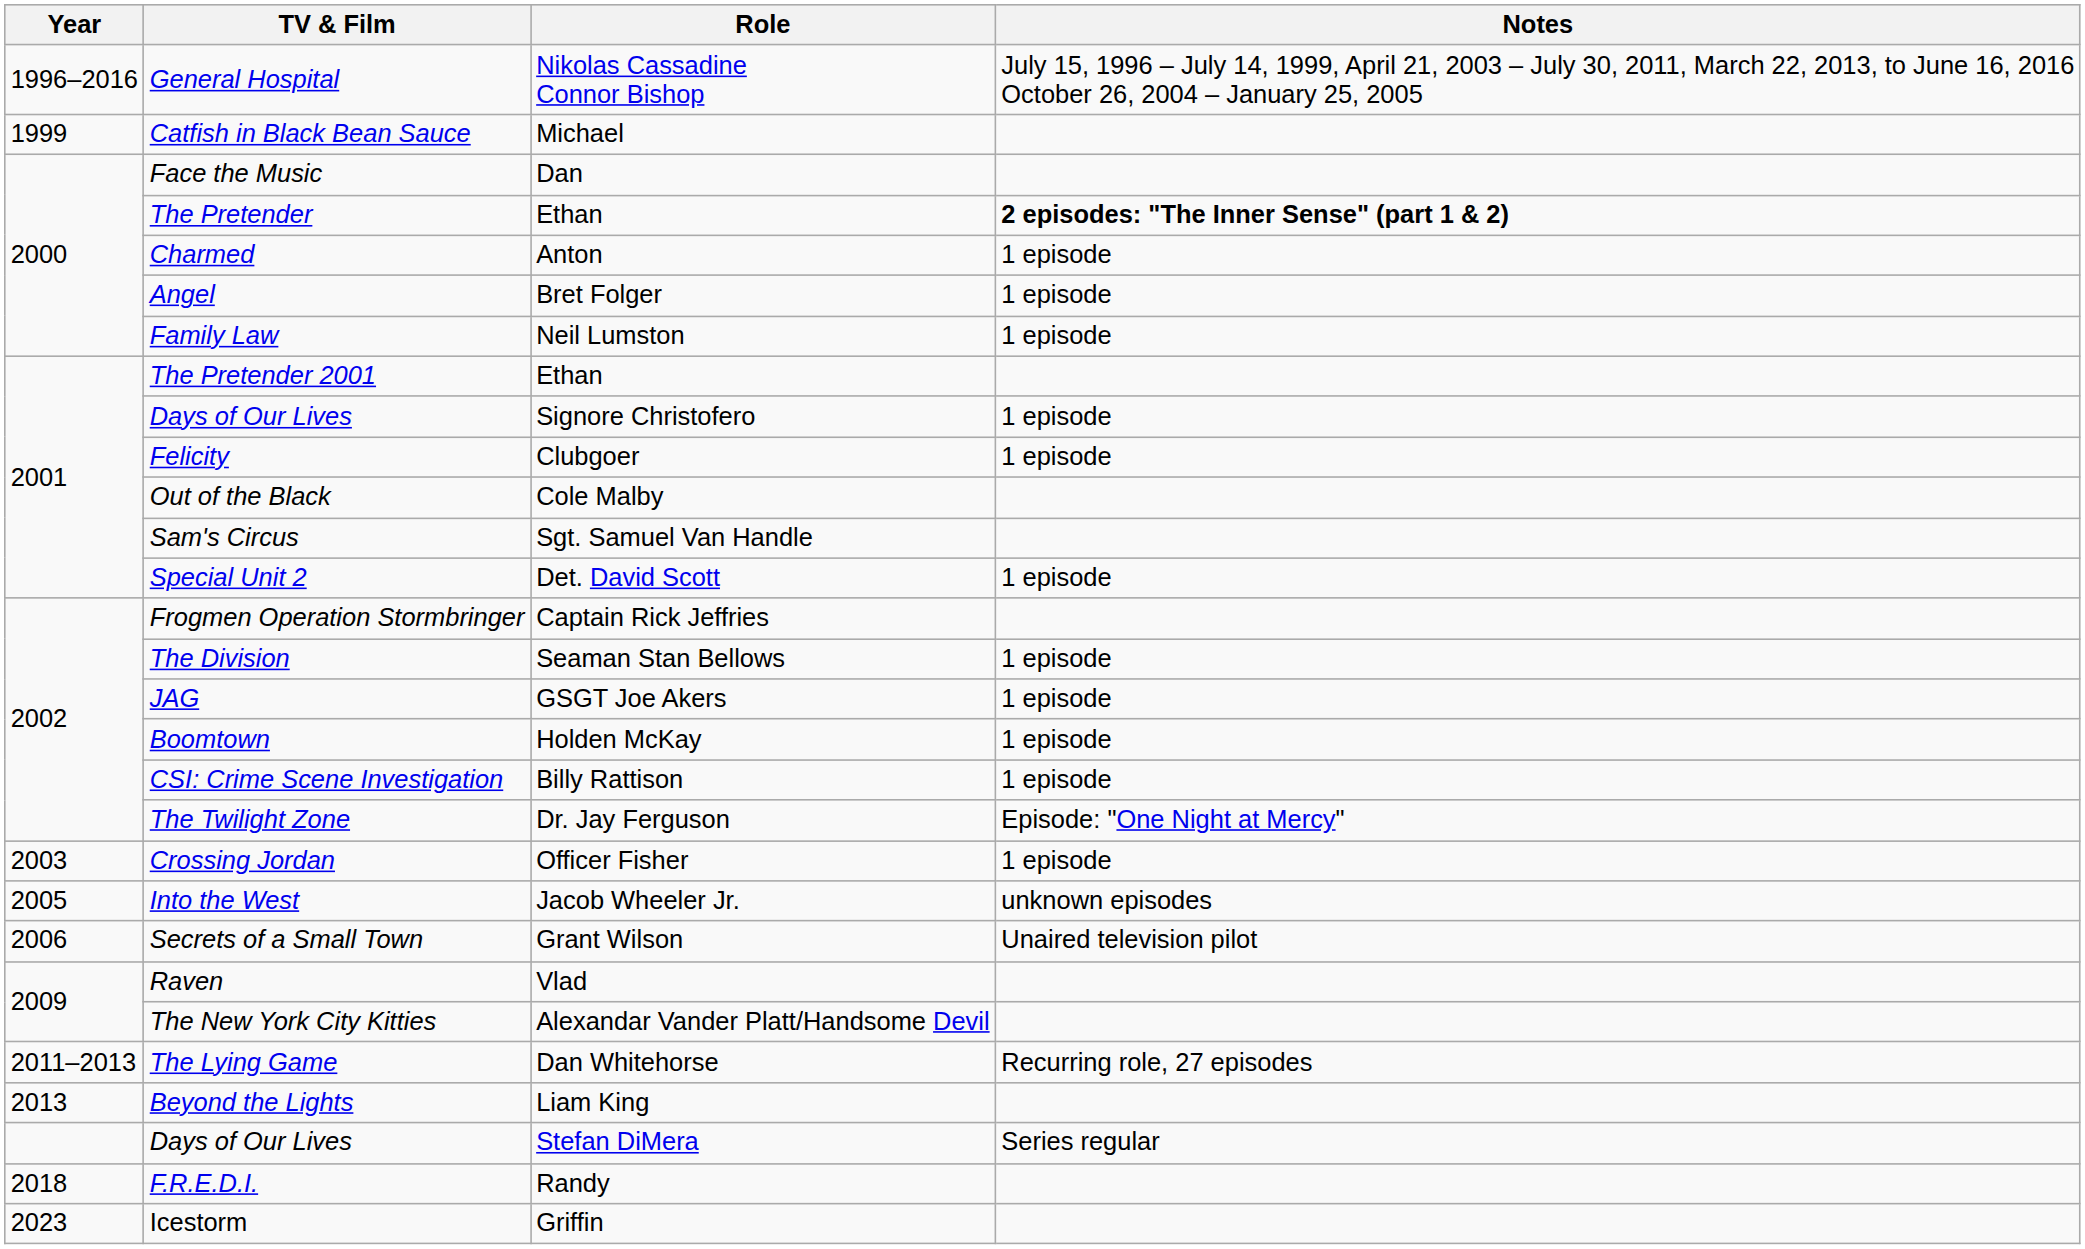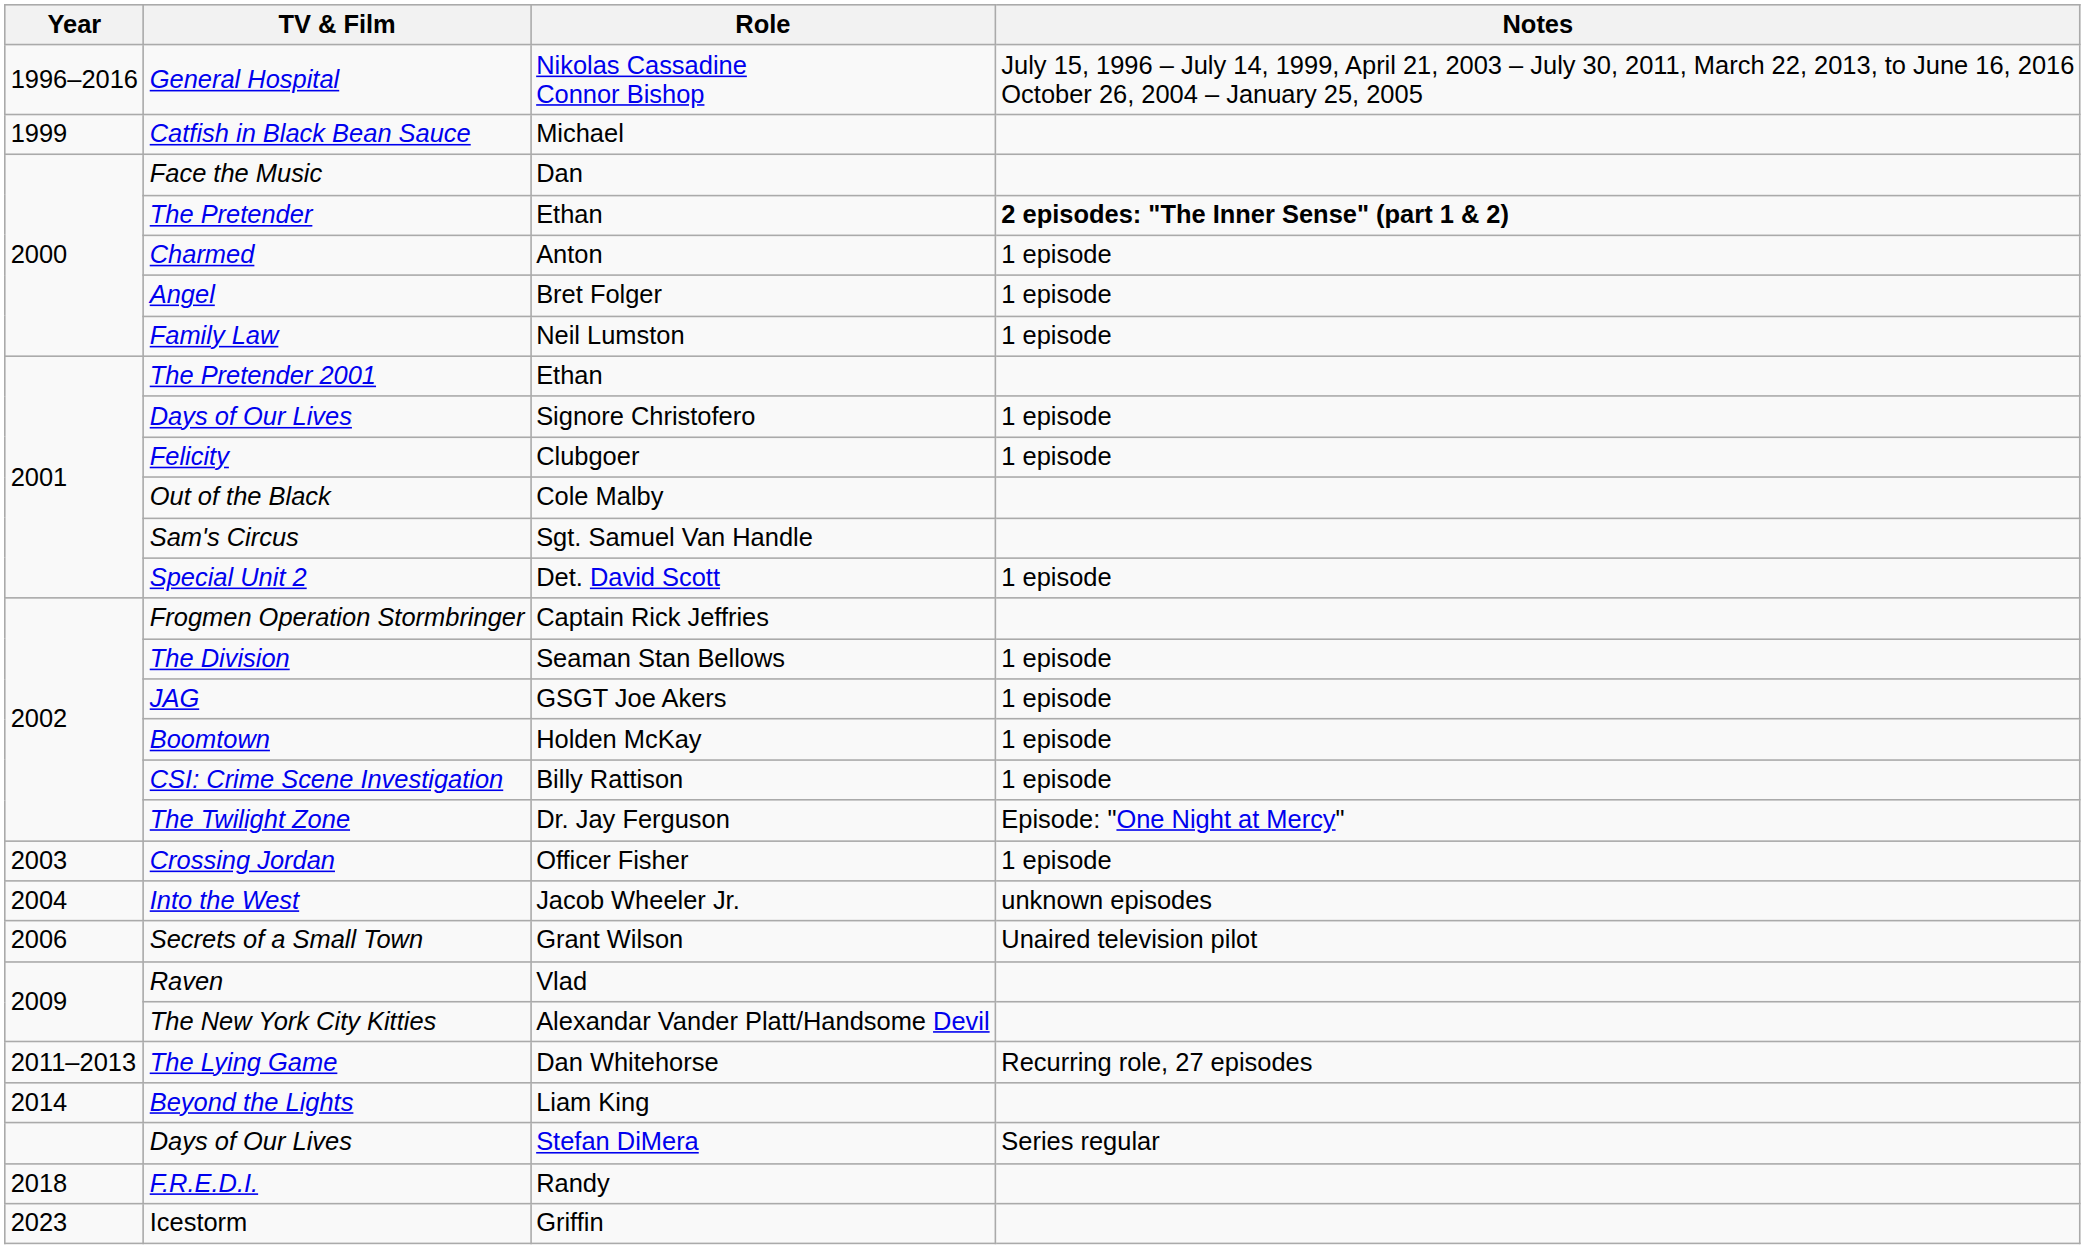(39, 900) 2005 -> (39, 900) 2004
(39, 1102) 2013 -> (39, 1102) 2014
